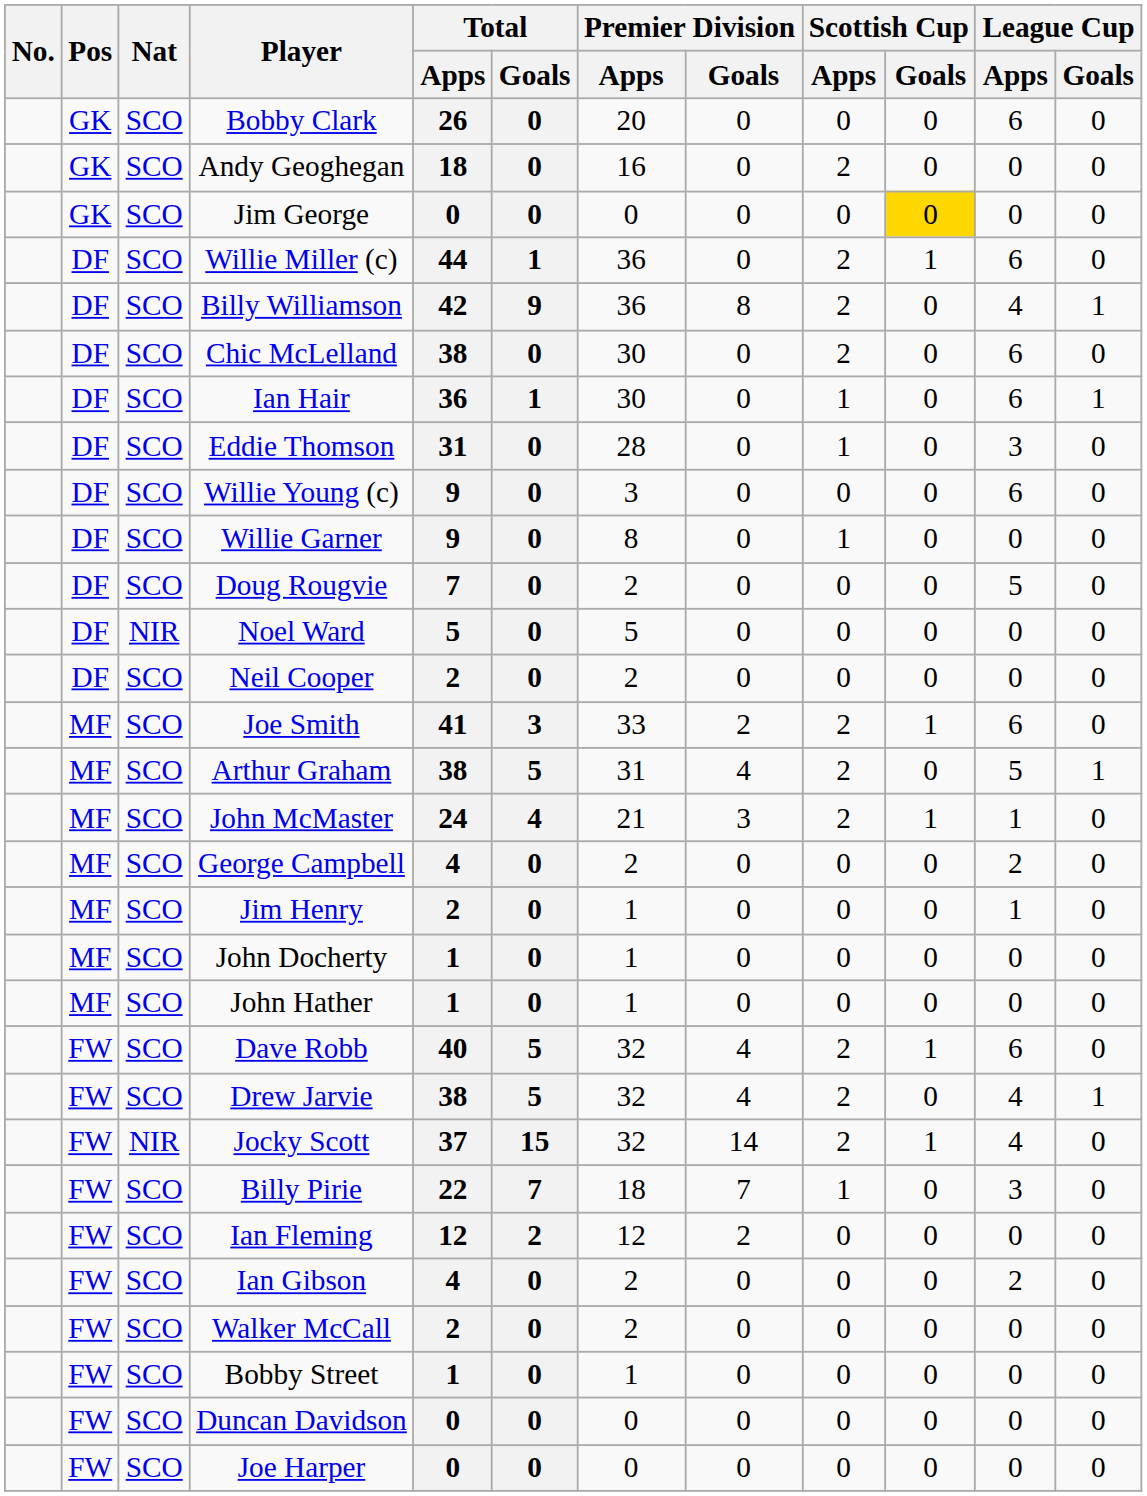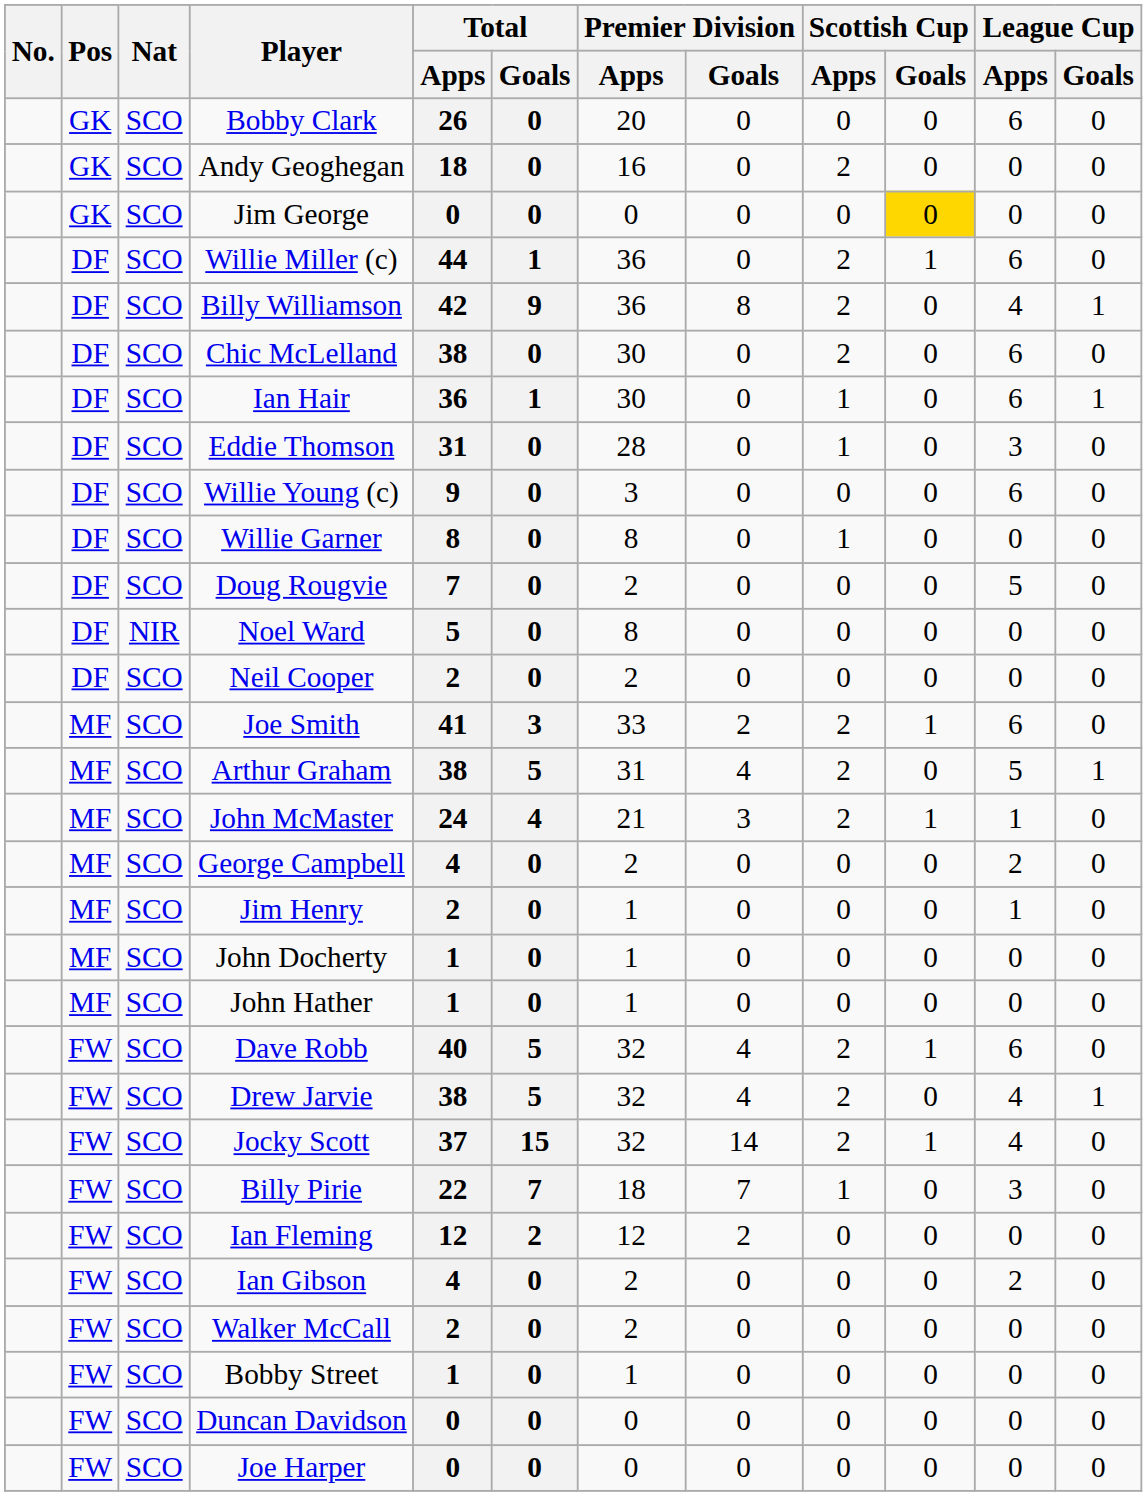(453, 538) 9 -> (453, 538) 8
(631, 631) 5 -> (631, 631) 8
(154, 1142) NIR -> (154, 1142) SCO
